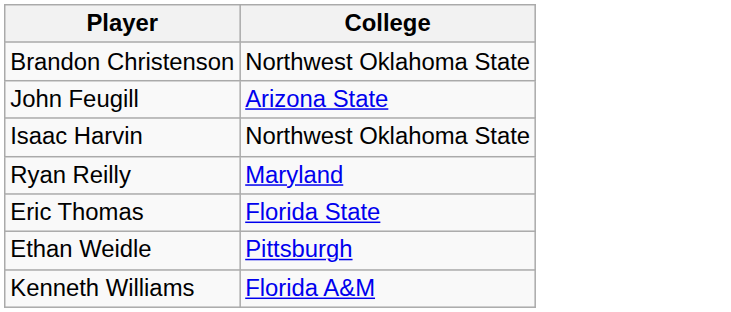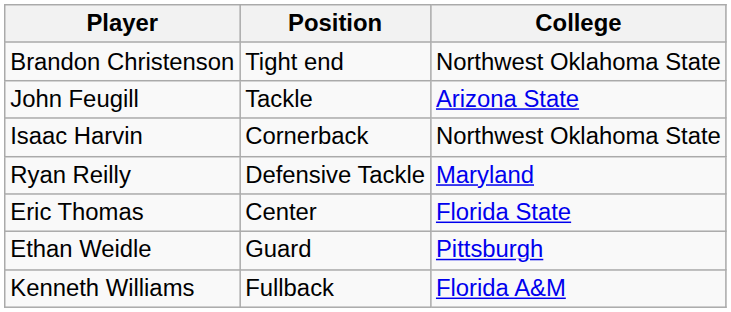+ column: (335, 23)
